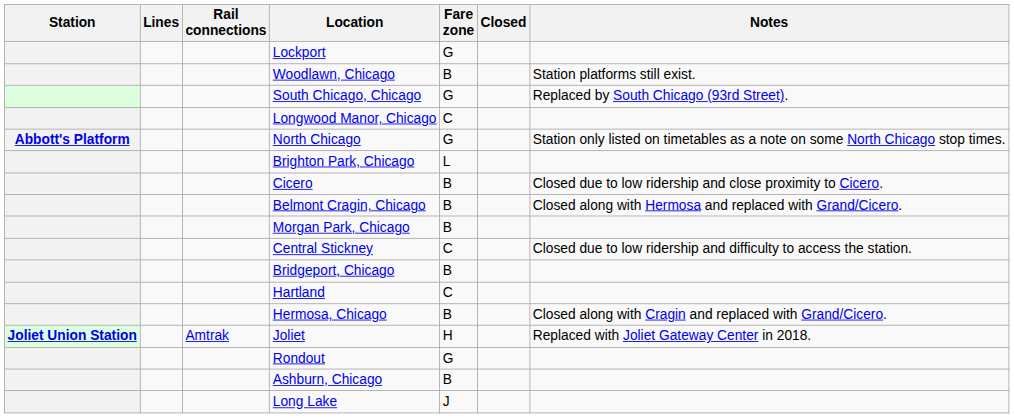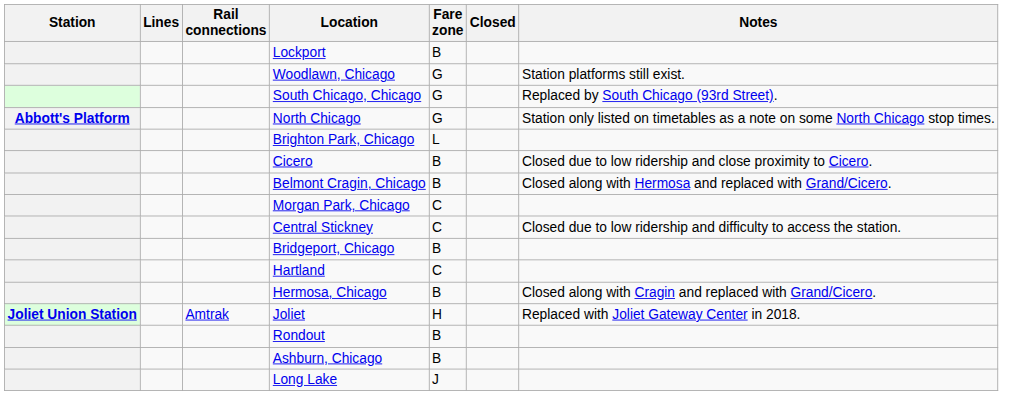(448, 52) G -> (437, 52) B
(447, 74) B -> (437, 74) G
- row: (355, 118)
(447, 227) B -> (437, 205) C
(448, 358) G -> (437, 336) B
